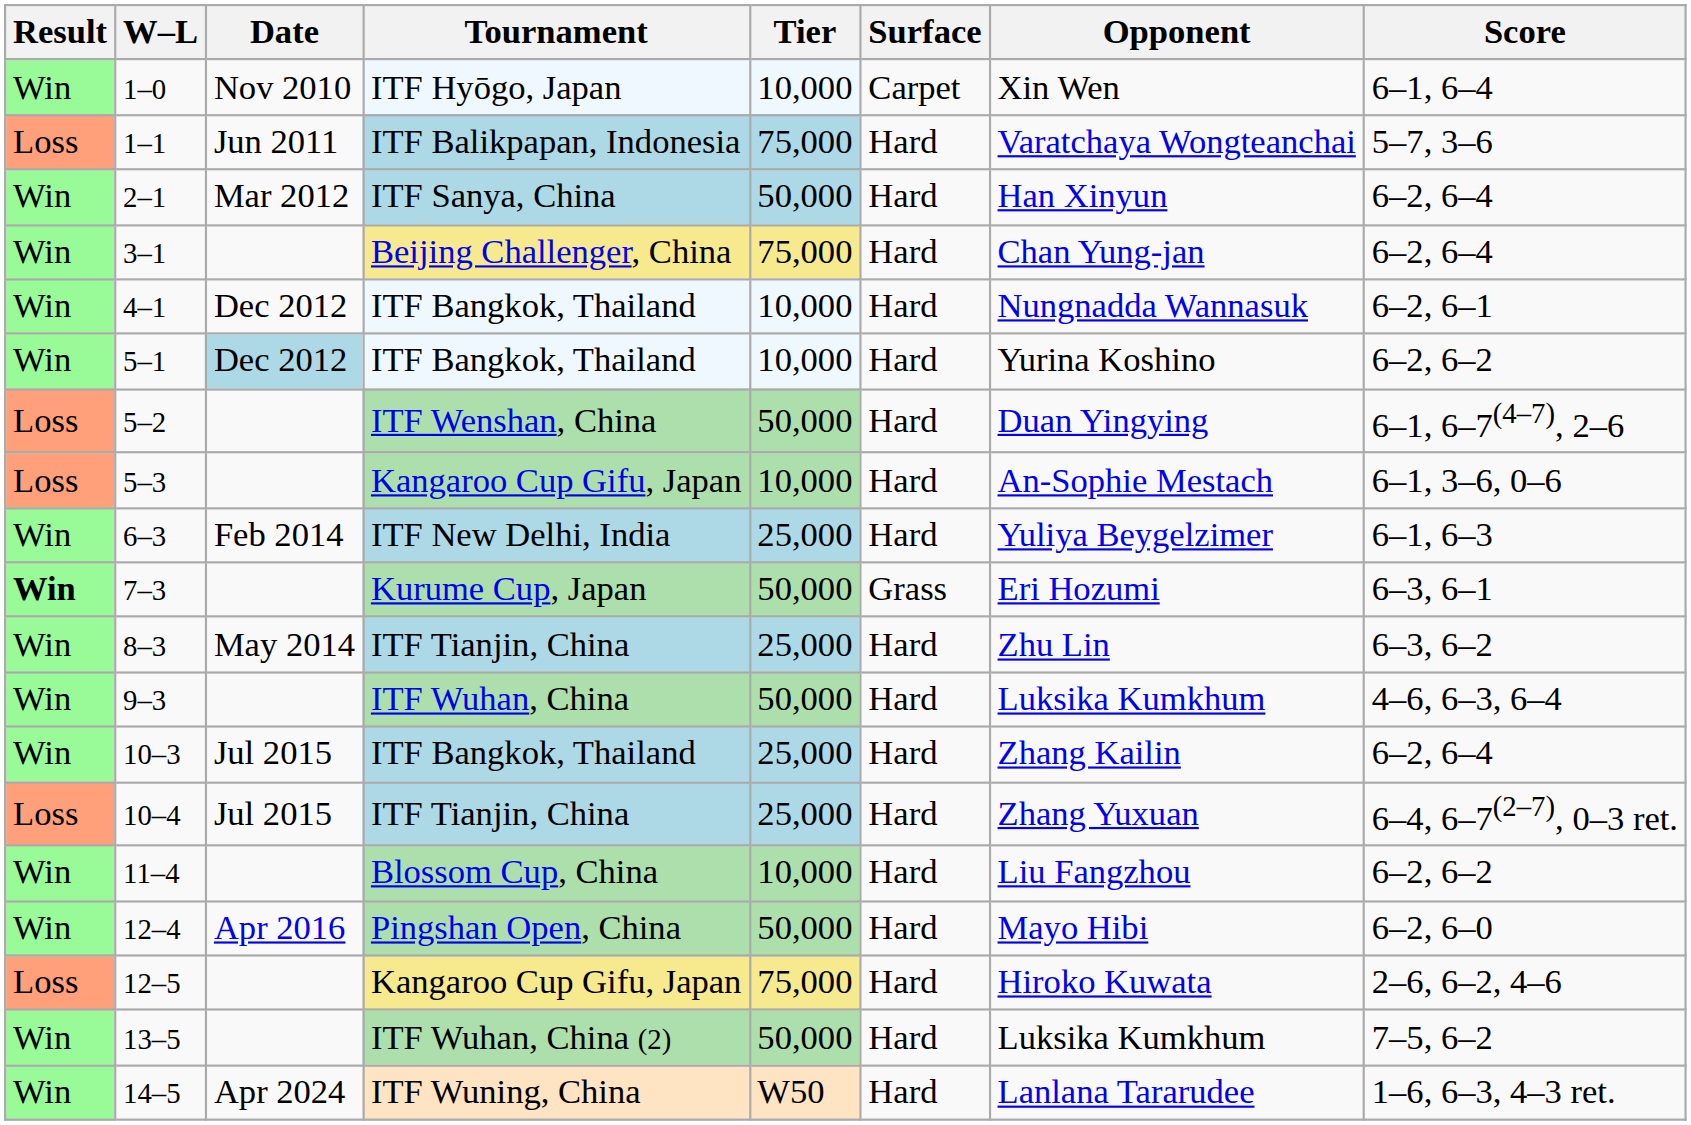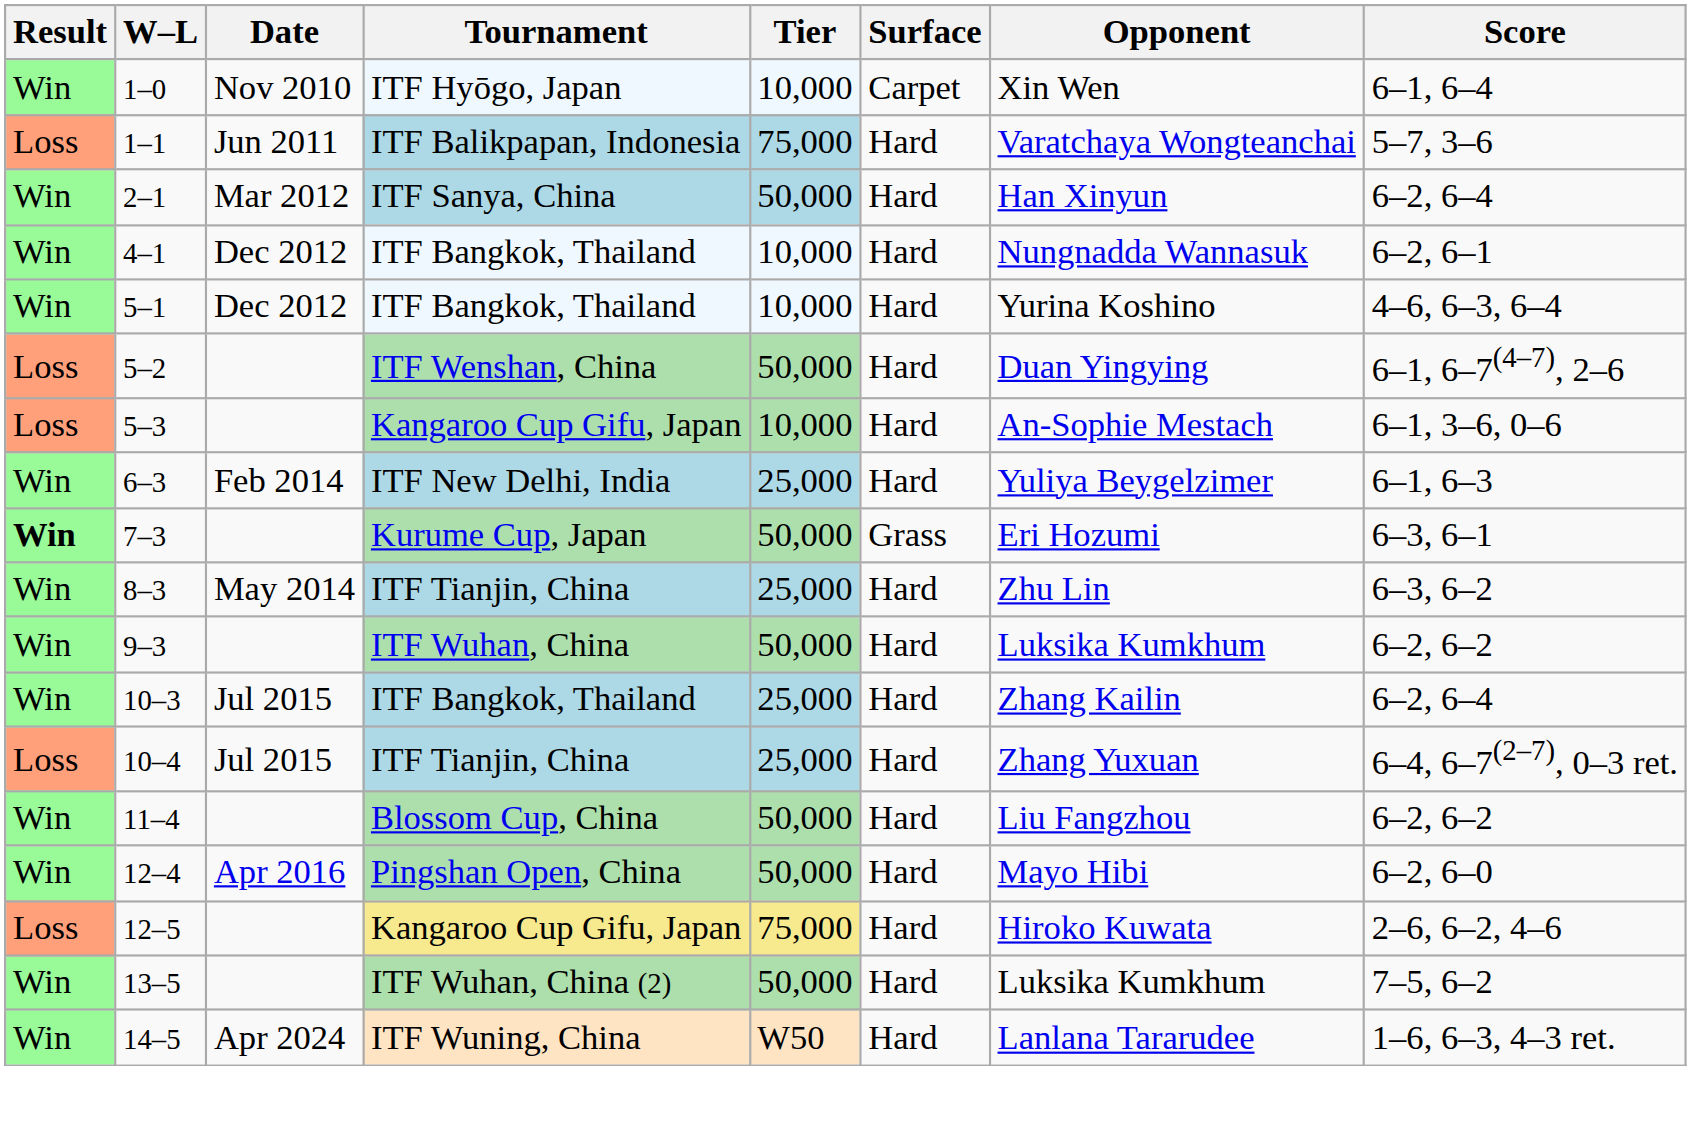- row: (145, 253)
(281, 360) lightblue background -> (281, 305) no background
(1432, 360) 6–2, 6–2 -> (1467, 305) 4–6, 6–3, 6–4
(1467, 698) 4–6, 6–3, 6–4 -> (1432, 644) 6–2, 6–2
(805, 872) 10,000 -> (805, 817) 50,000
